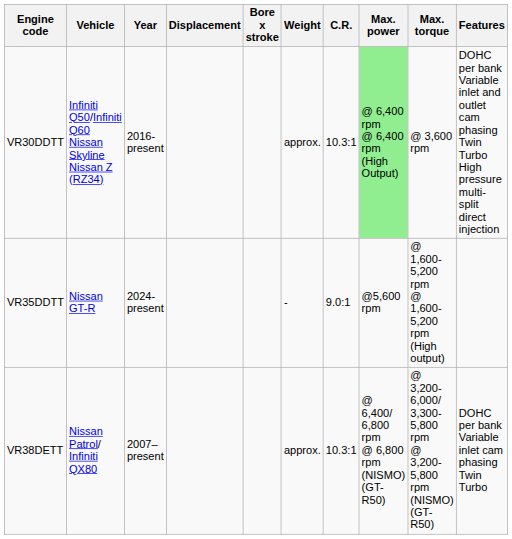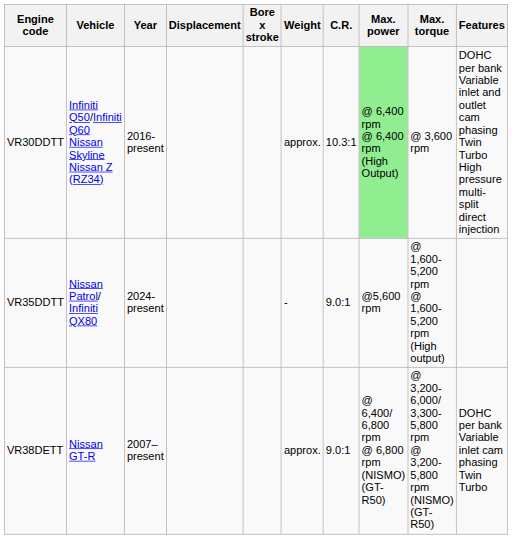(86, 302) Nissan GT-R -> (86, 302) Nissan Patrol/ Infiniti QX80
(86, 450) Nissan Patrol/ Infiniti QX80 -> (86, 450) Nissan GT-R
(341, 450) 10.3:1 -> (338, 450) 9.0:1
